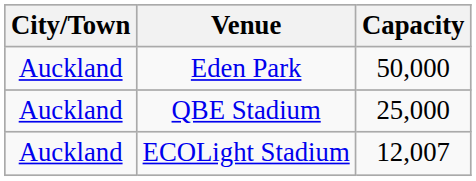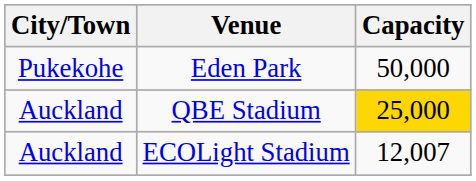(71, 68) Auckland -> (71, 68) Pukekohe
(413, 110) no background -> (413, 110) gold background
